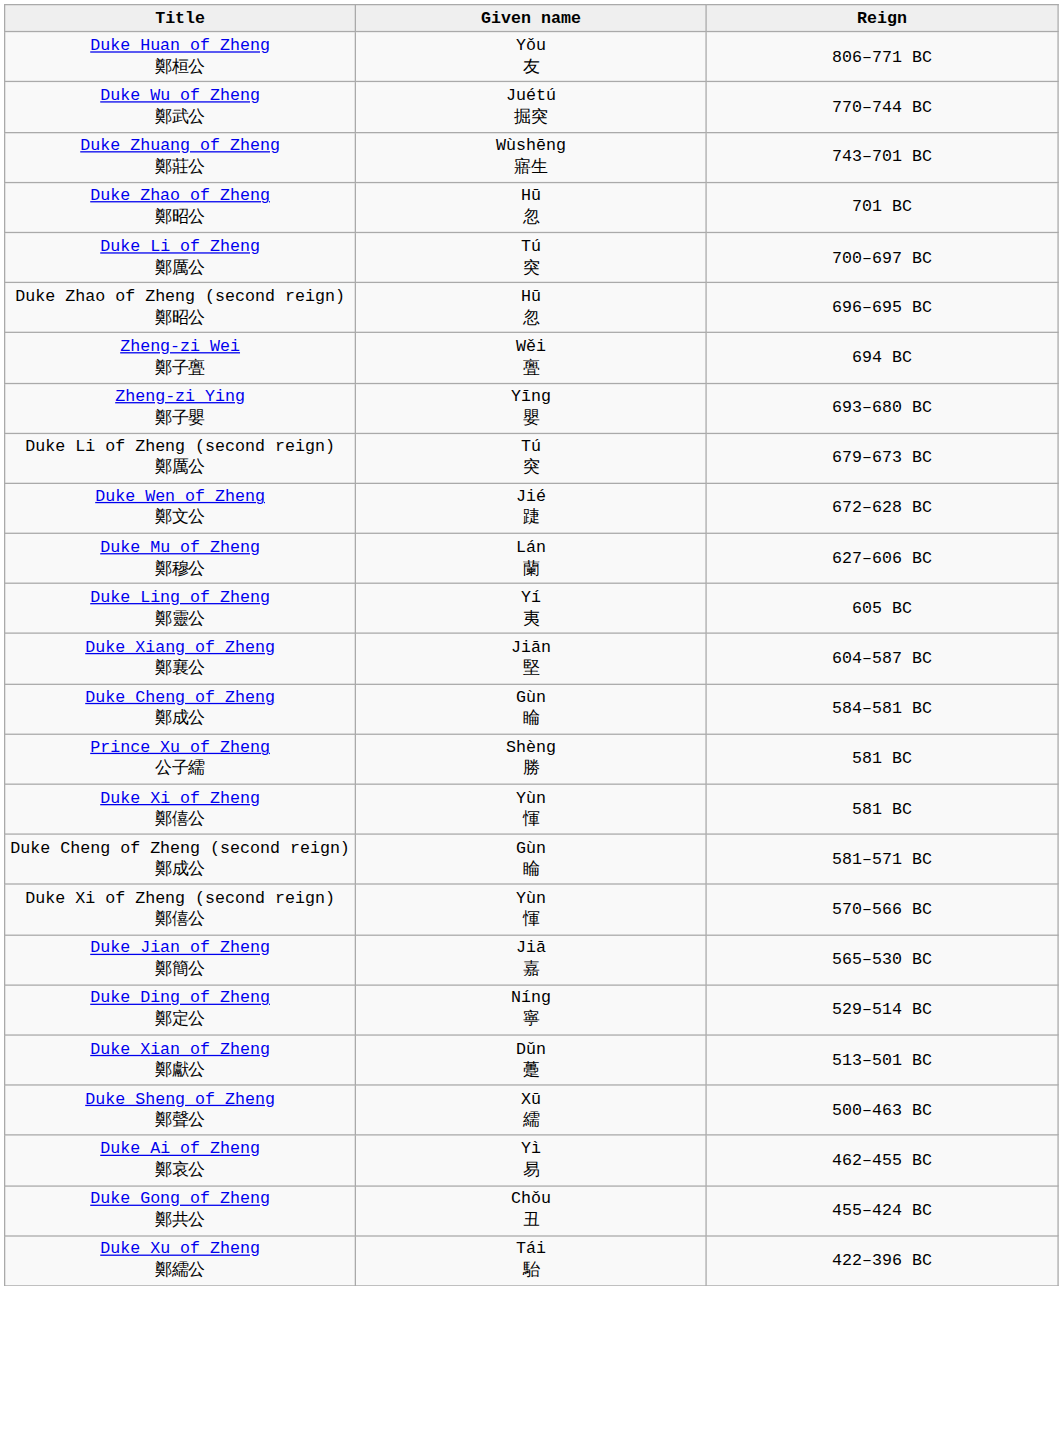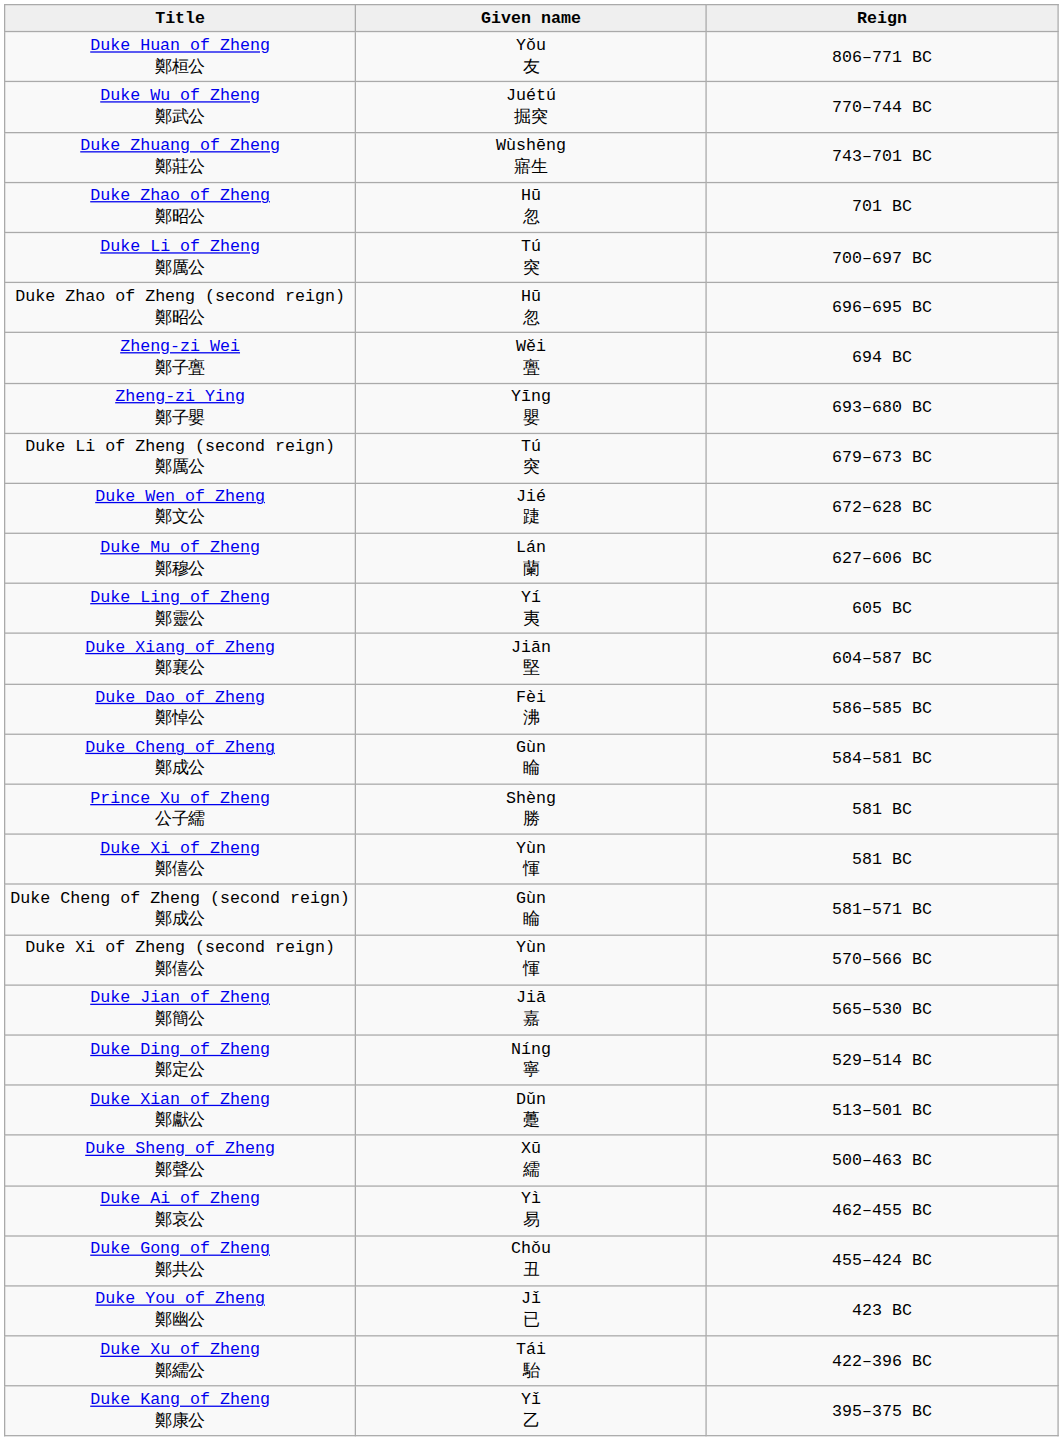+ row: (180, 708)
+ row: (180, 1310)
+ row: (180, 1411)
